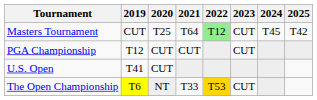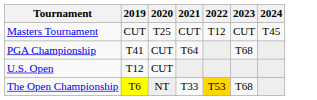- column: (299, 13)
(189, 32) T64 -> (189, 32) CUT
(217, 32) lightgreen background -> (217, 32) no background
(135, 50) T12 -> (135, 50) T41
(189, 50) CUT -> (189, 50) T64
(244, 50) CUT -> (244, 50) T68
(135, 68) T41 -> (135, 68) T12
(244, 87) CUT -> (244, 87) T68
